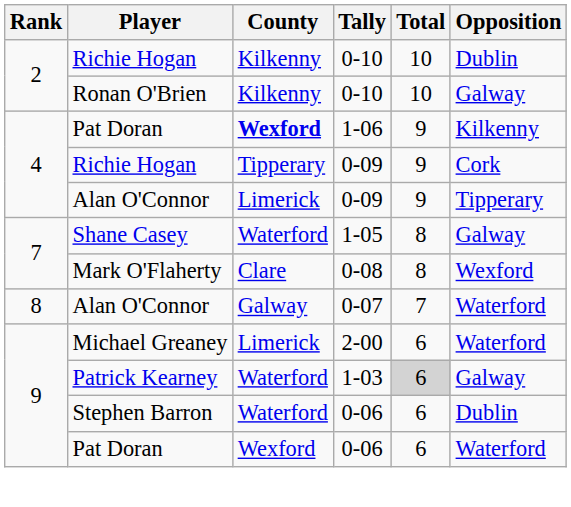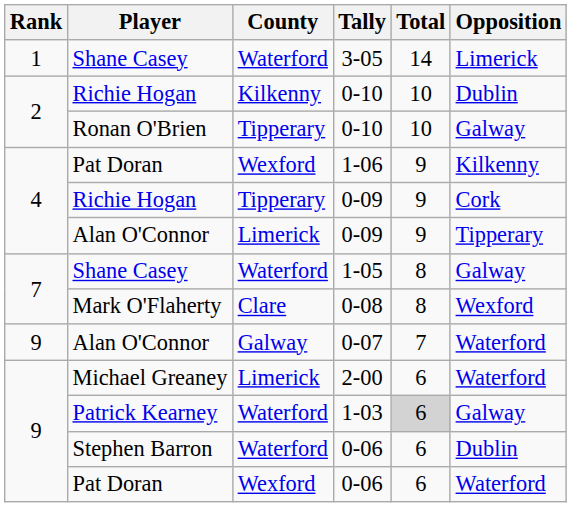+ row: (130, 57)
(279, 93) Kilkenny -> (281, 128) Tipperary
(279, 128) bold -> (277, 164) normal
(36, 306) 8 -> (36, 341) 9
